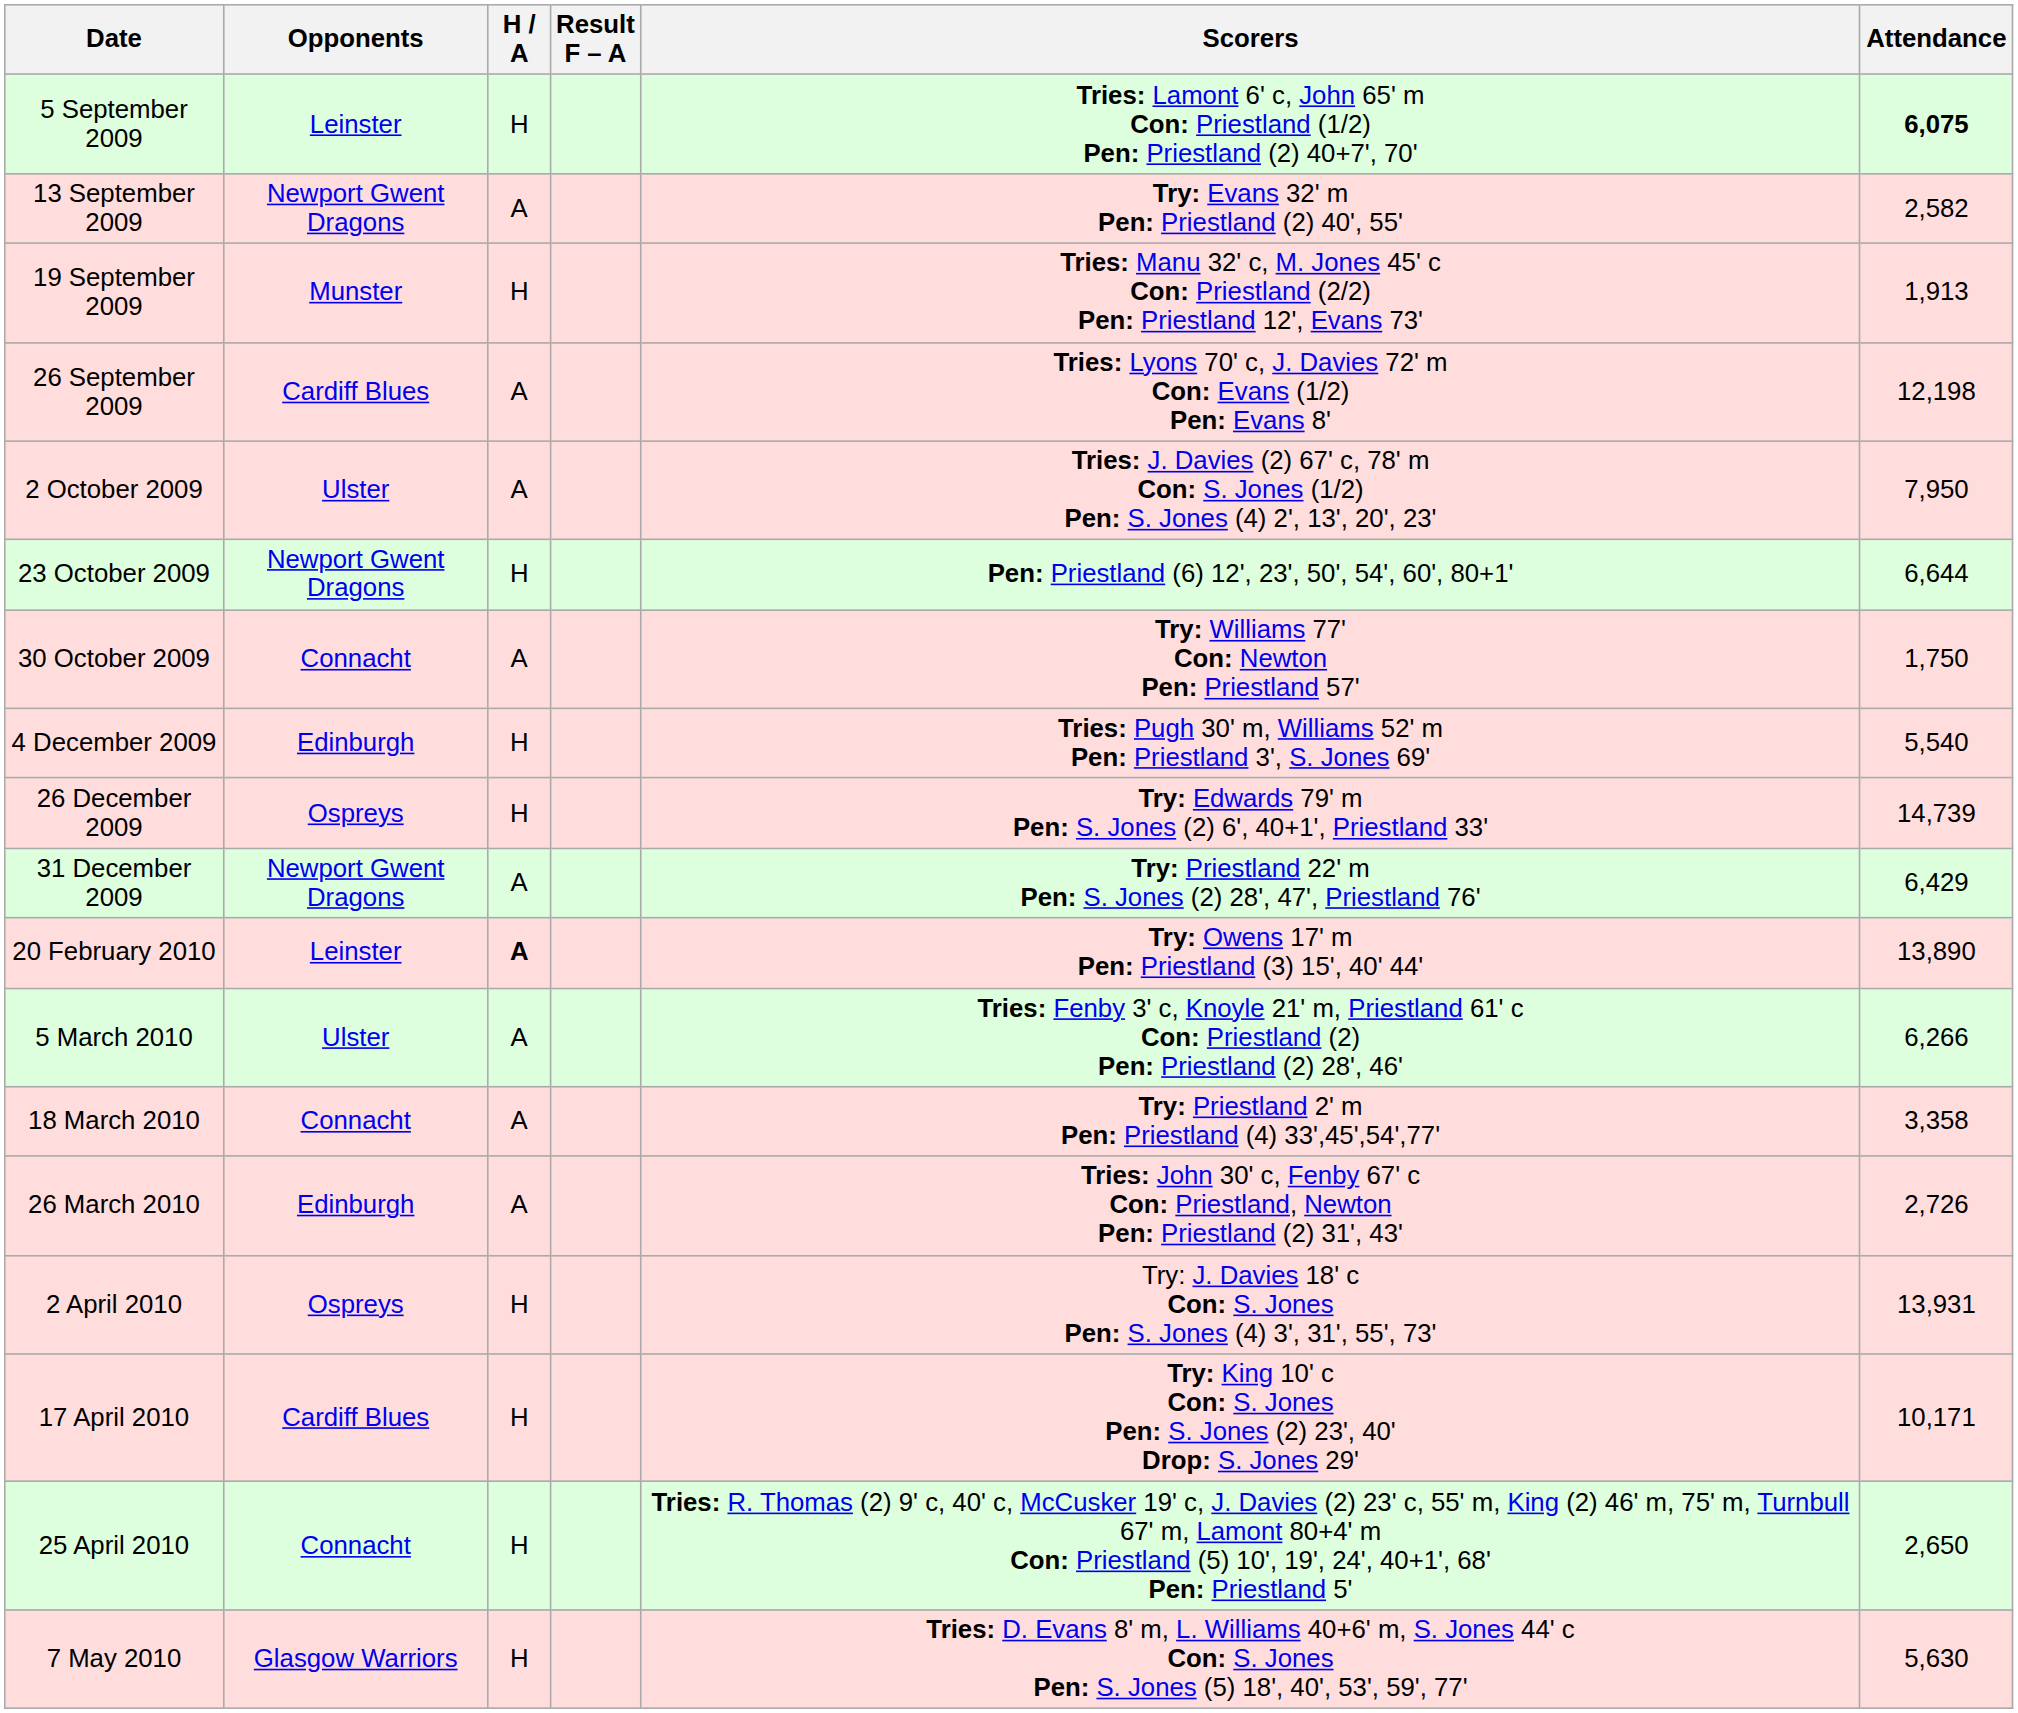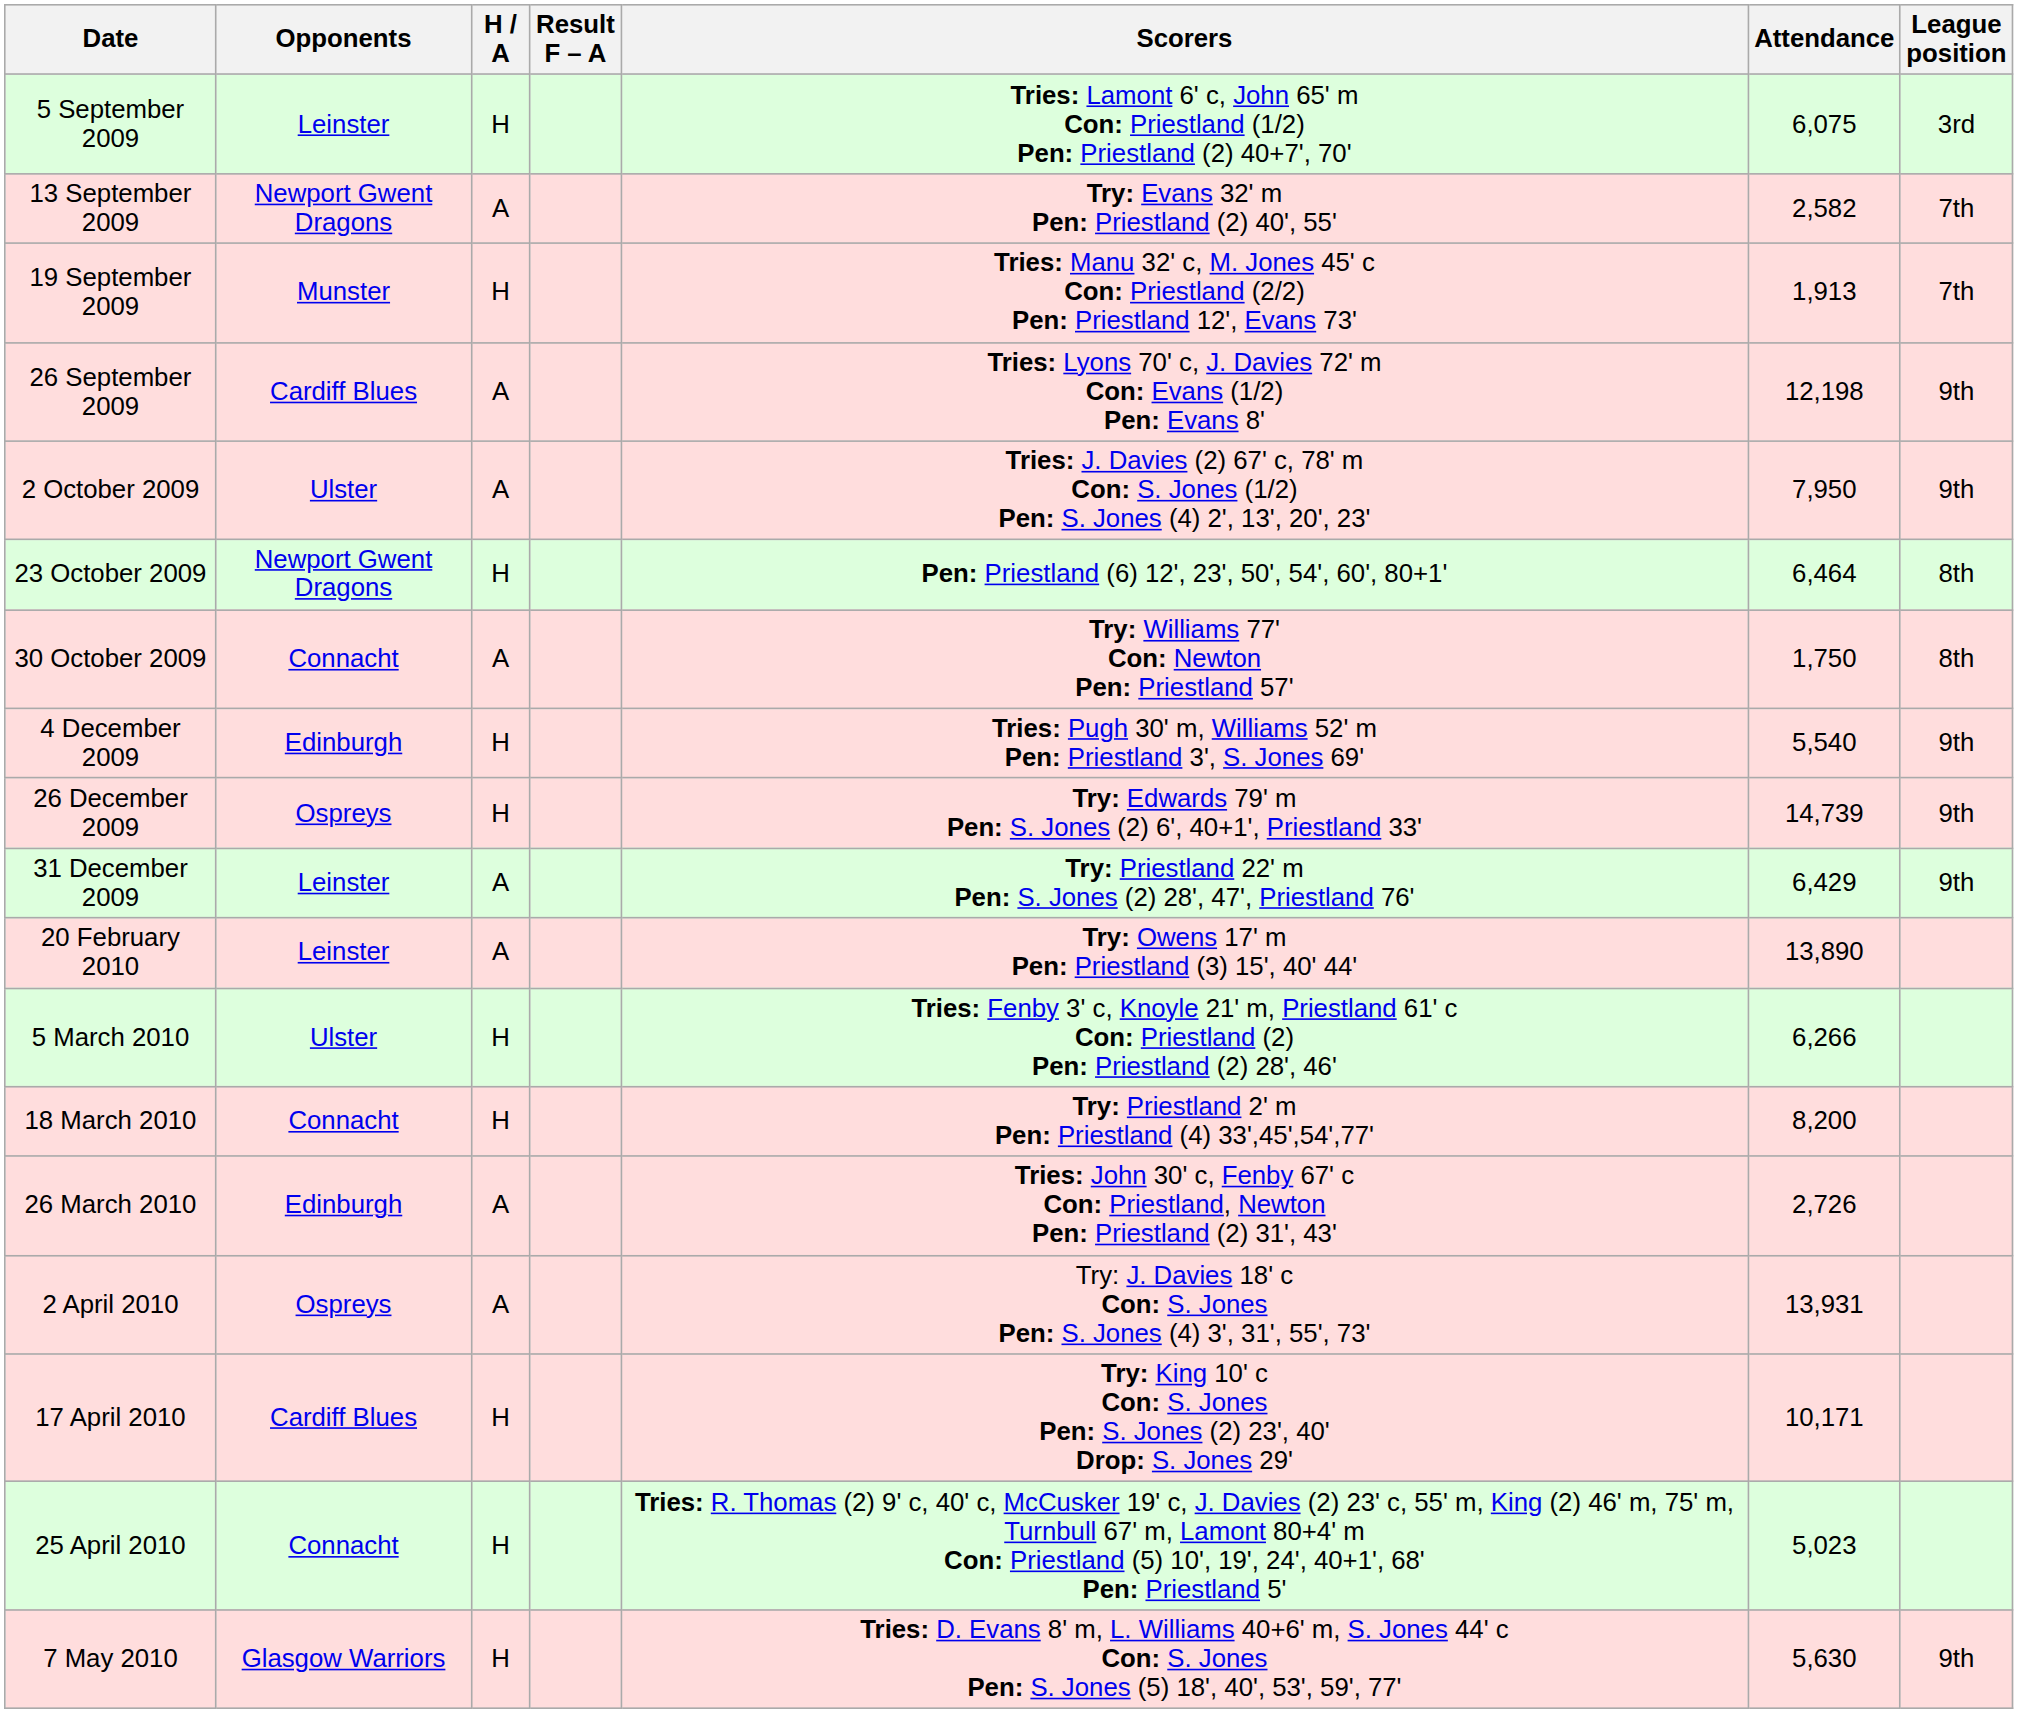+ column: (1956, 39)
(1936, 123) bold -> (1824, 123) normal
(1936, 574) 6,644 -> (1824, 574) 6,464
(356, 882) Newport Gwent Dragons -> (344, 882) Leinster
(519, 952) bold -> (501, 952) normal
(519, 1036) A -> (501, 1036) H
(519, 1121) A -> (501, 1121) H
(1936, 1121) 3,358 -> (1824, 1121) 8,200
(519, 1304) H -> (501, 1304) A
(1936, 1545) 2,650 -> (1824, 1545) 5,023
